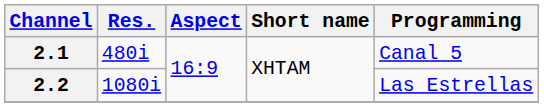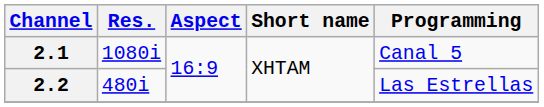(126, 53) 480i -> (132, 53) 1080i
(132, 85) 1080i -> (126, 85) 480i
